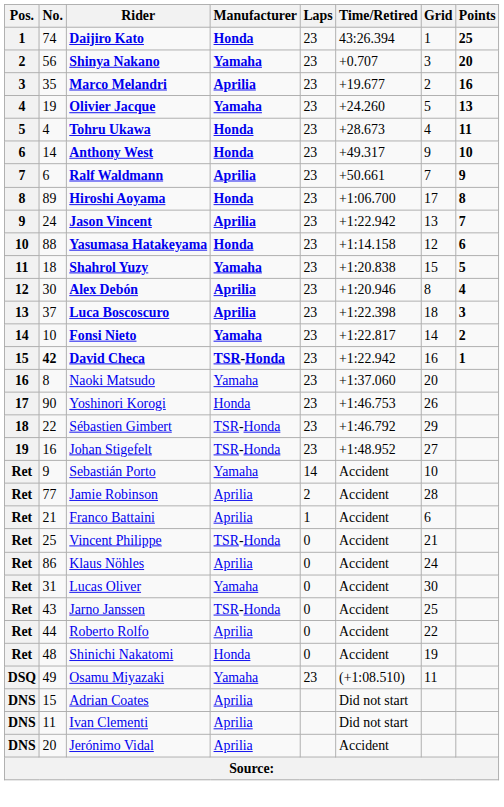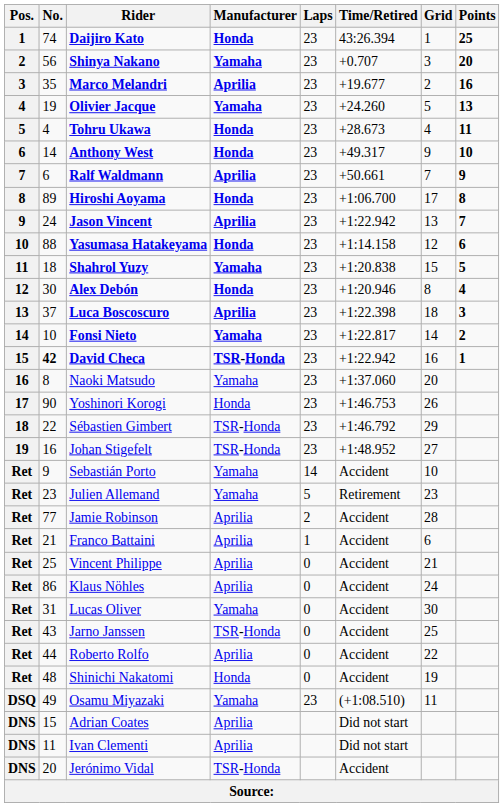(235, 289) Aprilia -> (234, 289) Honda
+ row: (114, 495)
(247, 540) TSR-Honda -> (233, 563) Aprilia
(233, 745) Aprilia -> (247, 768) TSR-Honda
